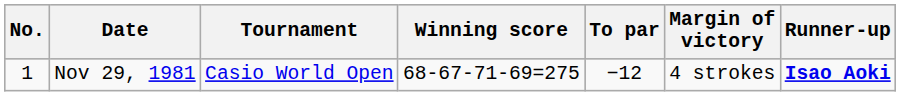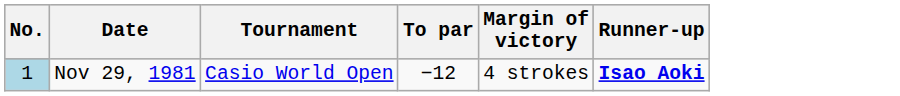- column: (491, 32)
(27, 75) no background -> (27, 75) lightblue background
